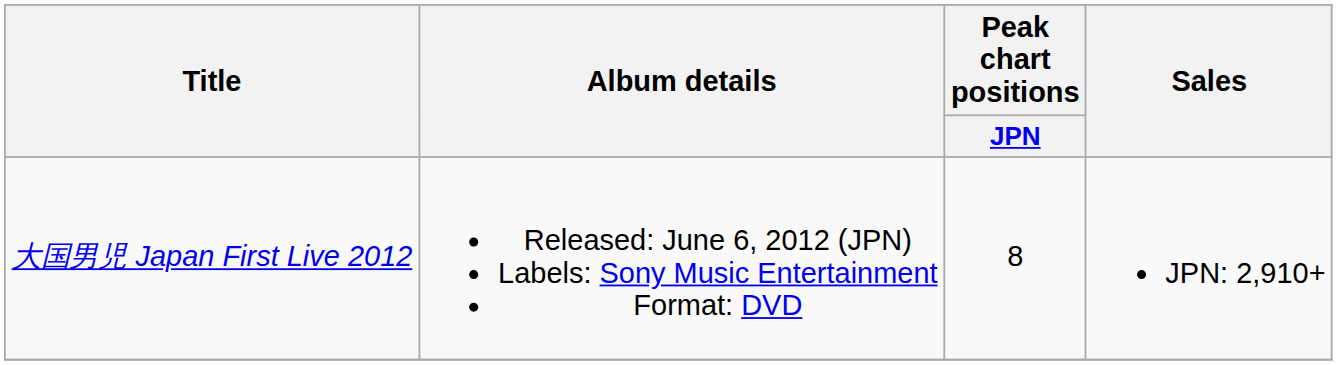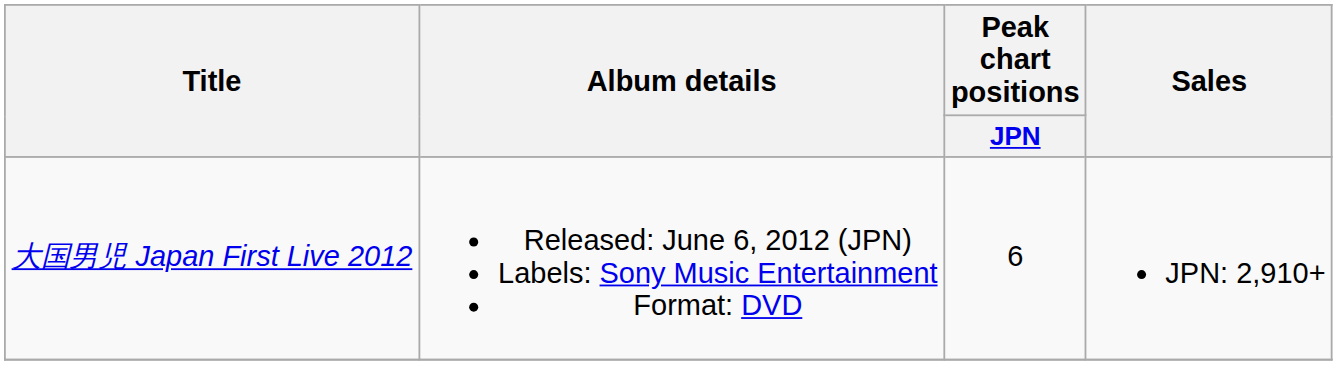(1015, 257) 8 -> (1015, 257) 6
